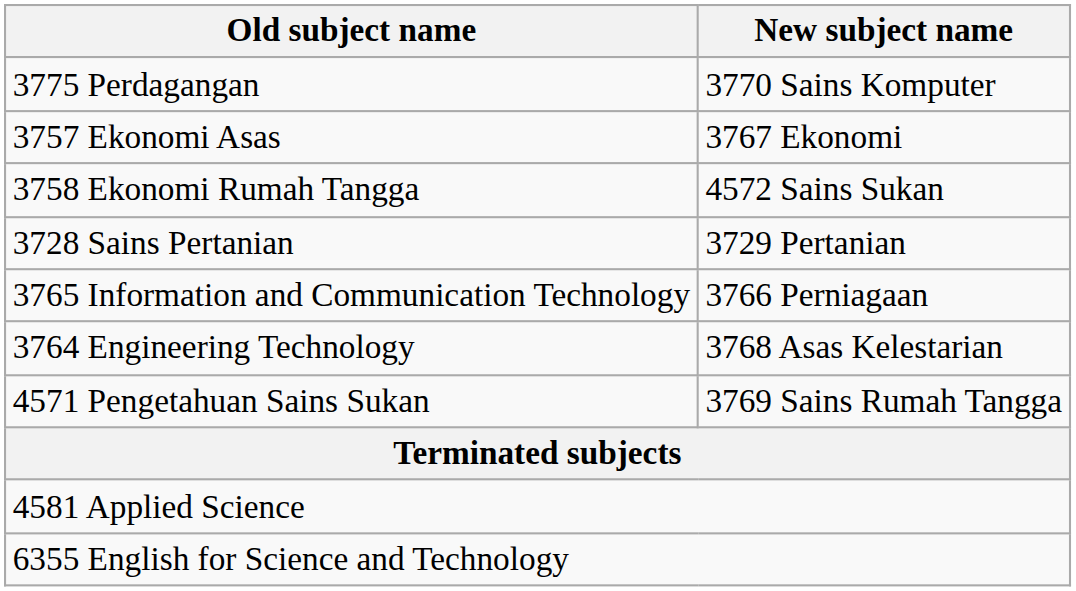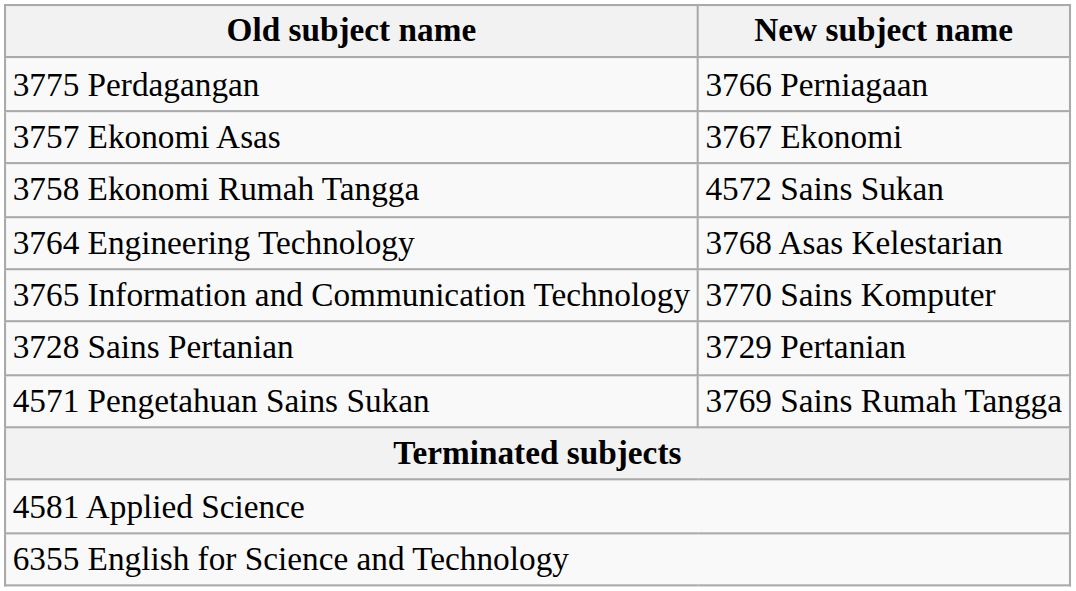(851, 83) 3770 Sains Komputer -> (817, 83) 3766 Perniagaan
rows swapped: (214, 347) <-> (153, 242)
(817, 294) 3766 Perniagaan -> (851, 294) 3770 Sains Komputer
